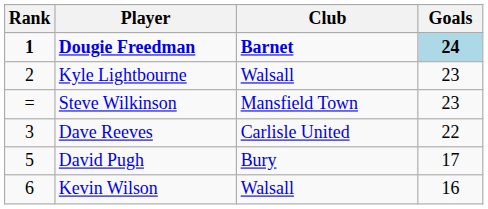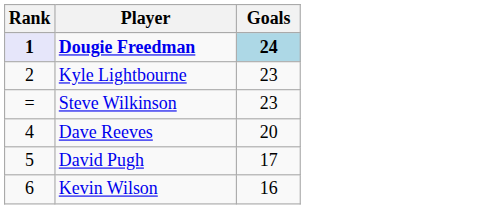- column: (327, 18)
(30, 47) no background -> (30, 47) lavender background
(30, 132) 3 -> (30, 132) 4
(451, 132) 22 -> (269, 132) 20
